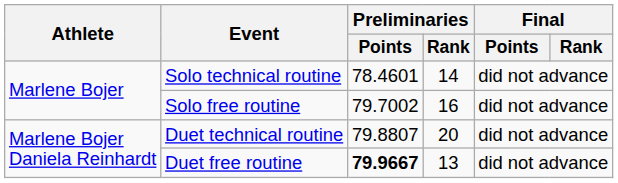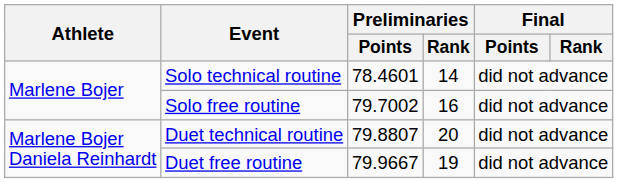(385, 164) bold -> (385, 164) normal
(448, 164) 13 -> (448, 164) 19
